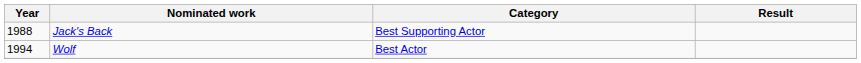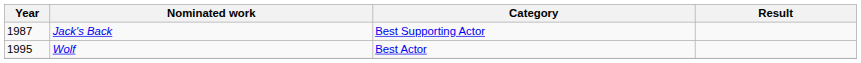(20, 31) 1988 -> (20, 31) 1987
(20, 49) 1994 -> (20, 49) 1995
